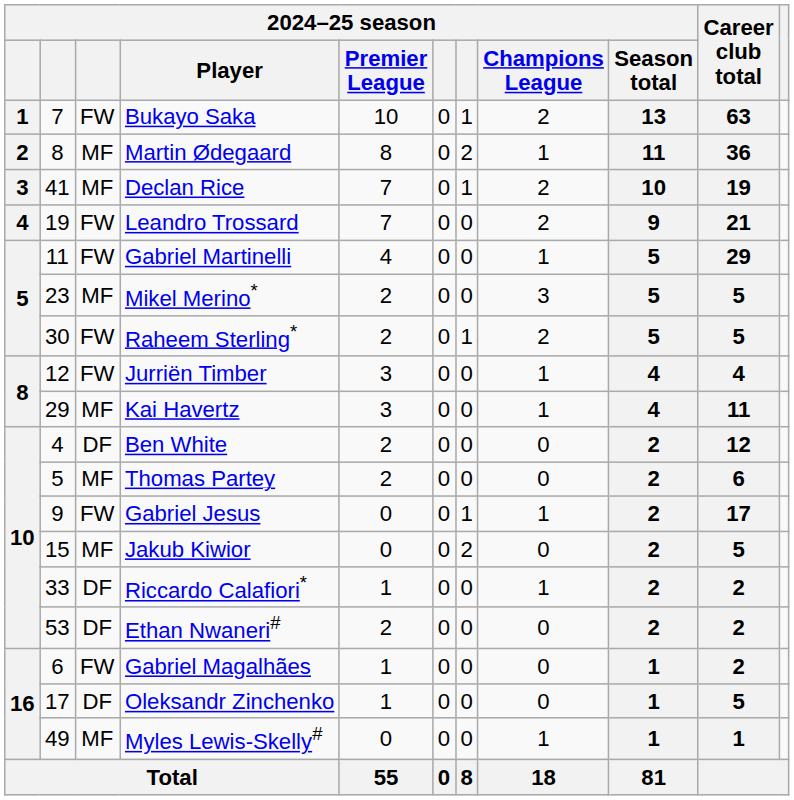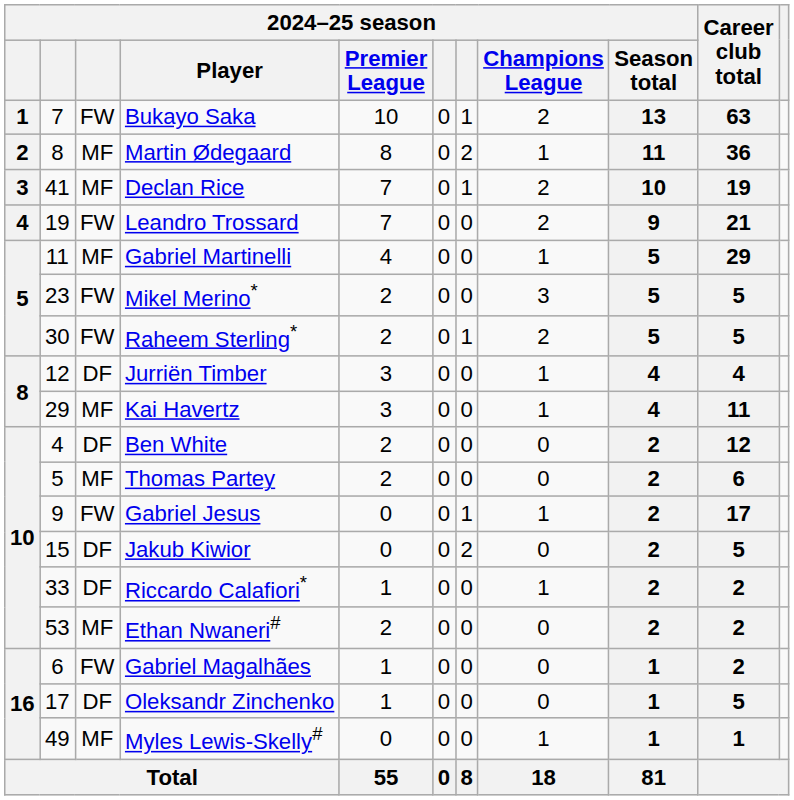(97, 258) FW -> (97, 258) MF
(97, 295) MF -> (97, 295) FW
(97, 374) FW -> (97, 374) DF
(97, 550) MF -> (97, 550) DF
(97, 628) DF -> (97, 628) MF
